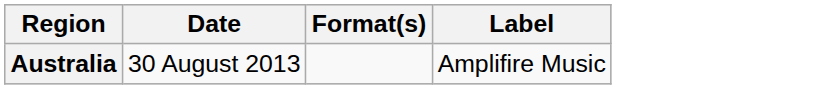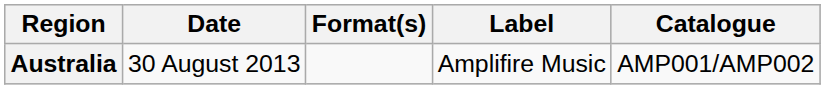+ column: (716, 24)
